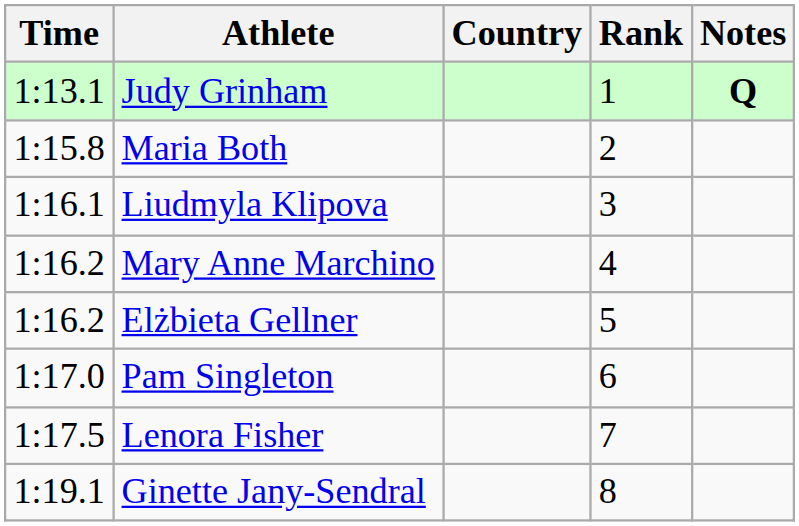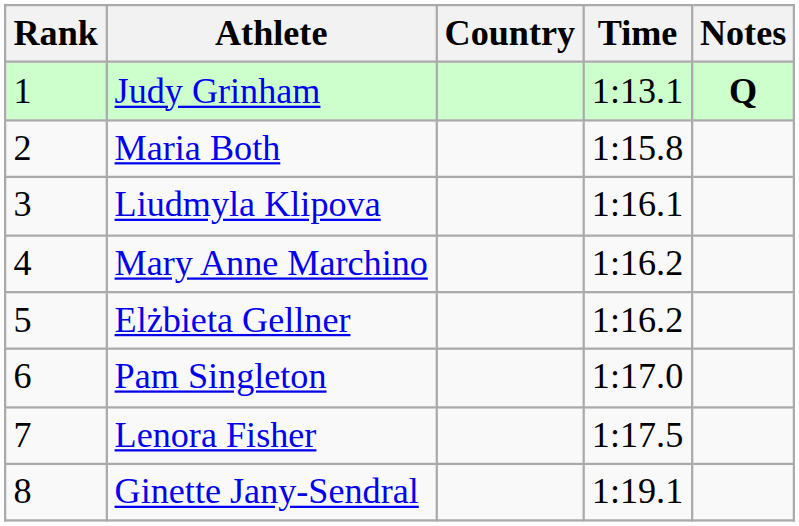columns swapped: (641, 33) <-> (59, 33)
